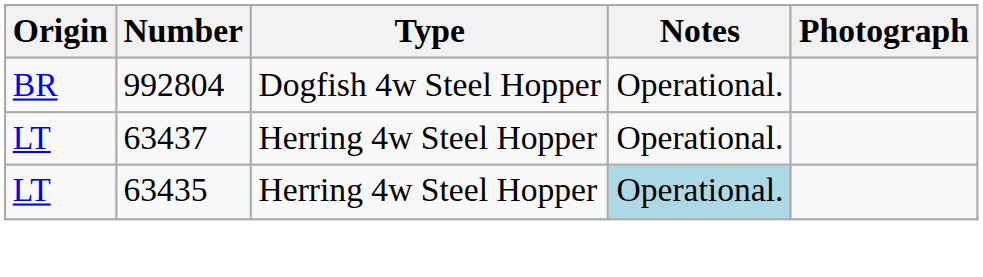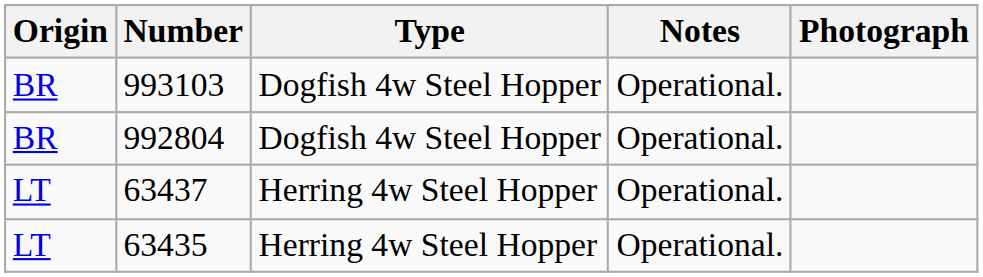+ row: (174, 84)
(700, 191) lightblue background -> (700, 244) no background
